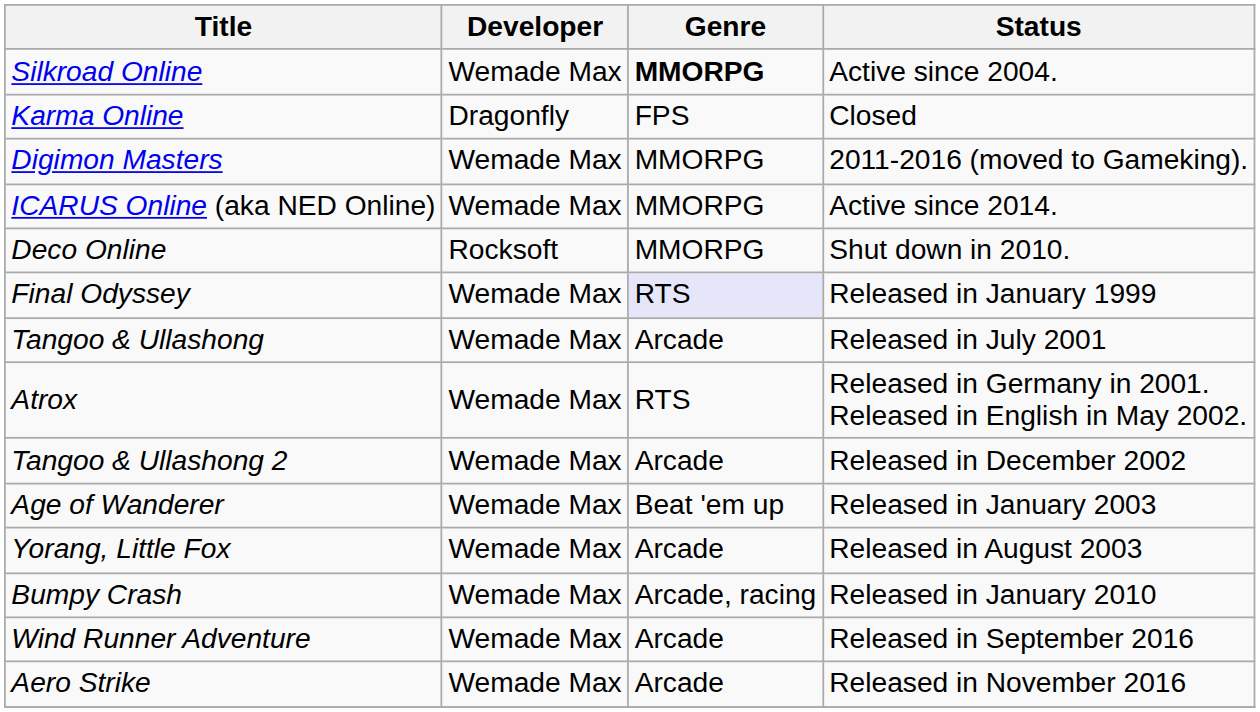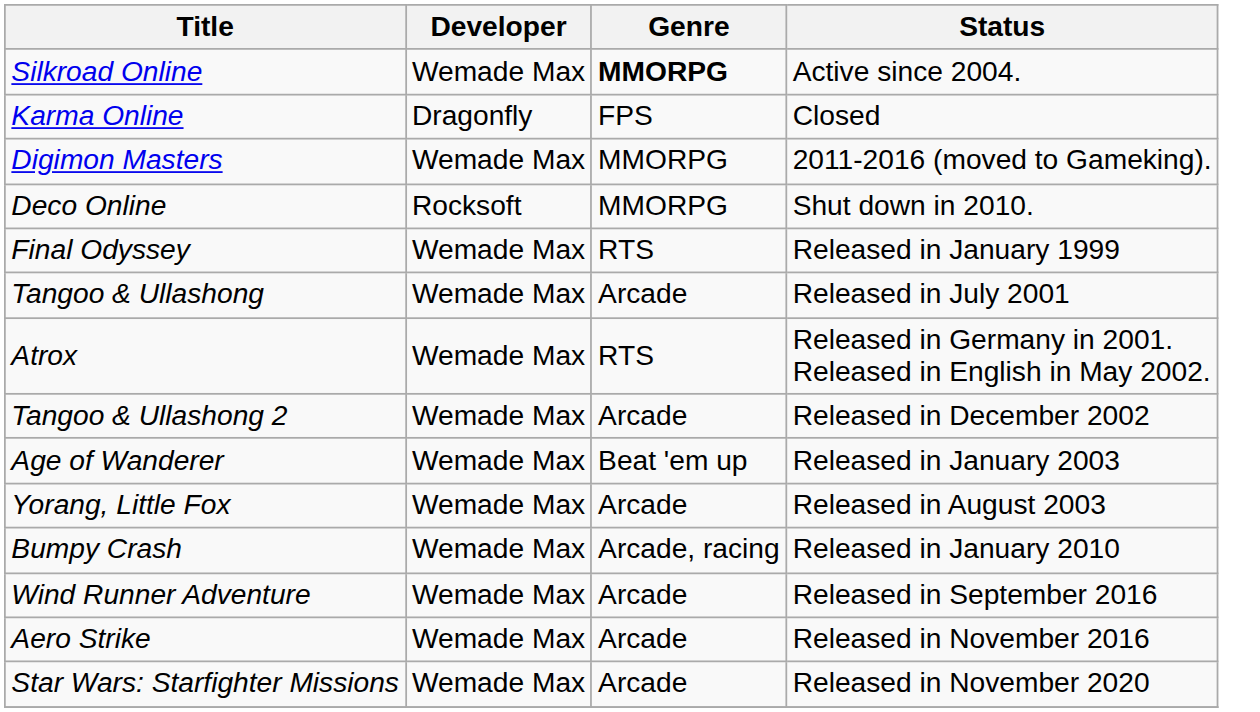- row: (223, 205)
(663, 294) lavender background -> (626, 250) no background
+ row: (205, 683)
